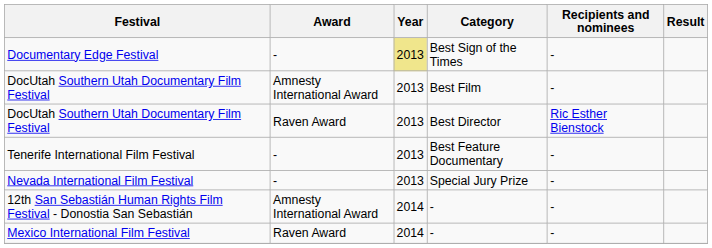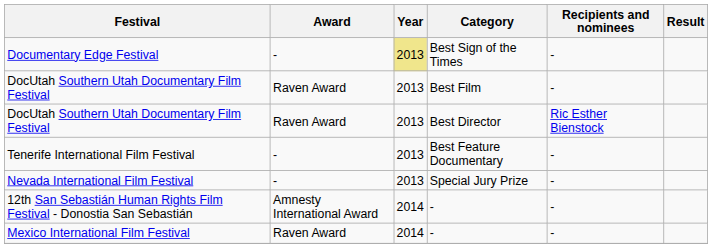(326, 88) Amnesty International Award -> (310, 88) Raven Award
